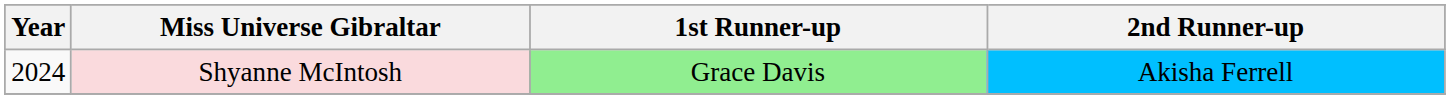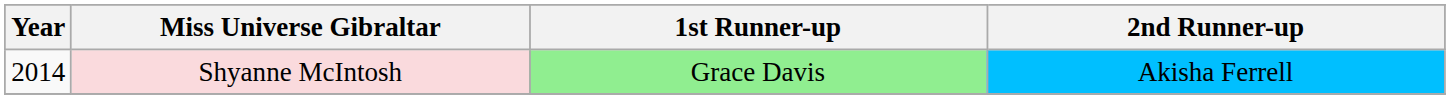(38, 71) 2024 -> (38, 71) 2014
